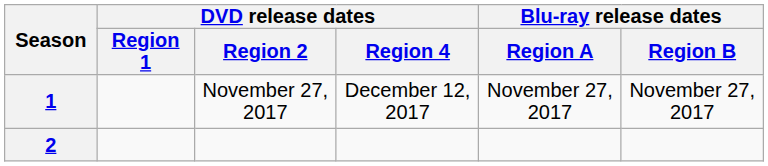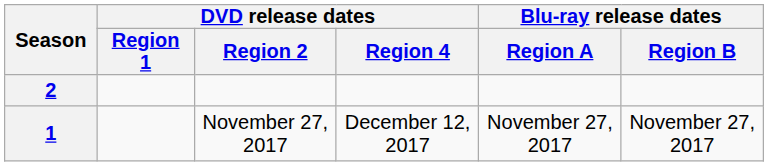rows swapped: (51, 101) <-> (51, 144)
